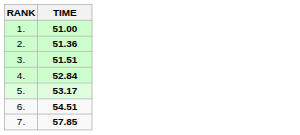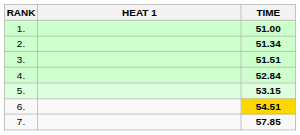+ column: (139, 13)
(65, 44) 51.36 -> (268, 44) 51.34
(65, 91) 53.17 -> (268, 91) 53.15
(65, 107) no background -> (268, 107) gold background
